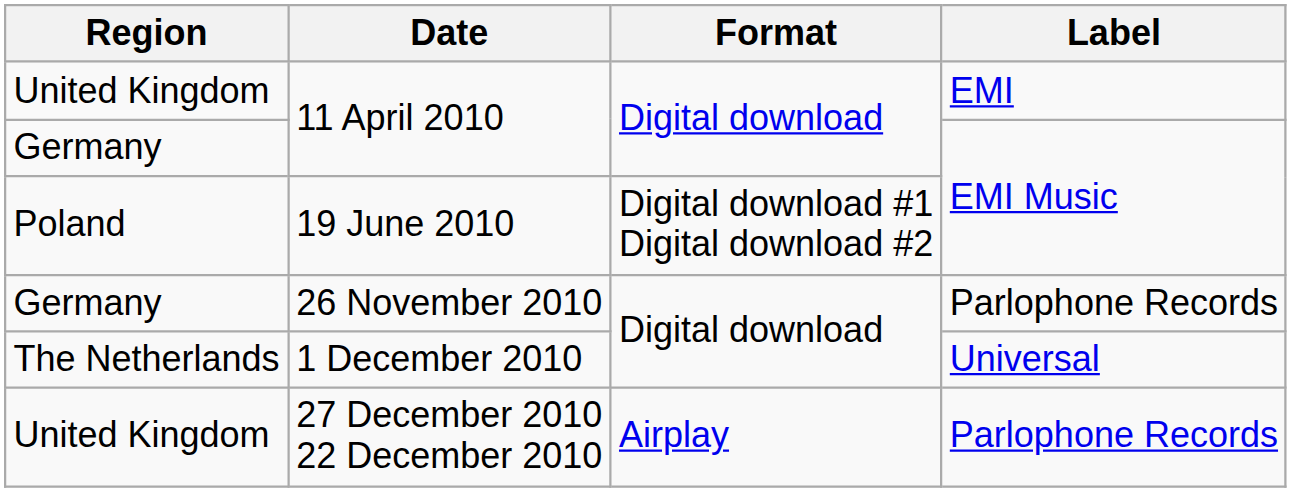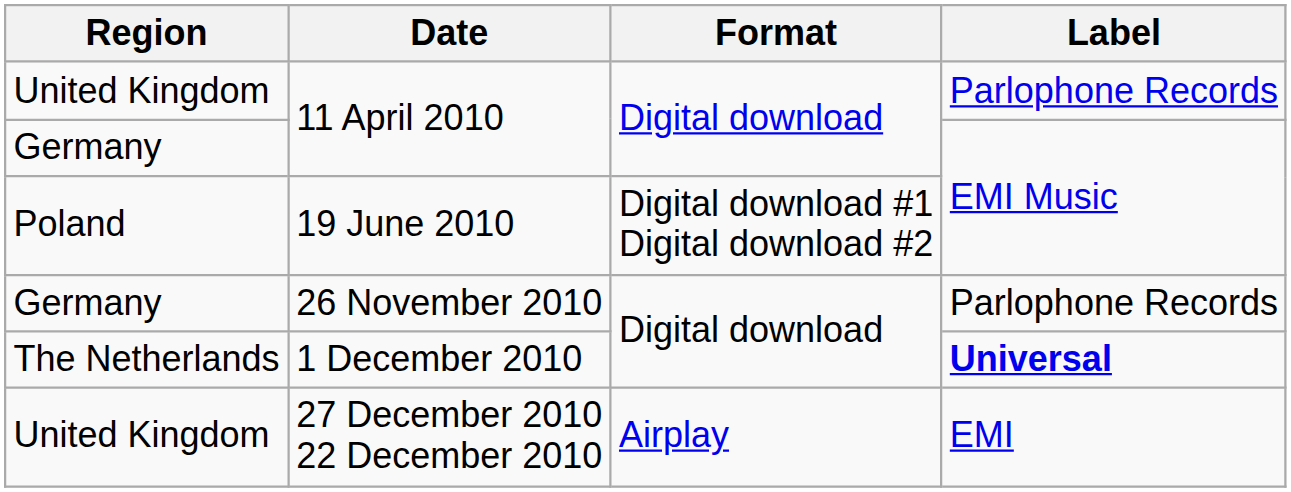(982, 90) EMI -> (1114, 90) Parlophone Records
(1025, 359) normal -> (1031, 359) bold
(1114, 436) Parlophone Records -> (982, 436) EMI
